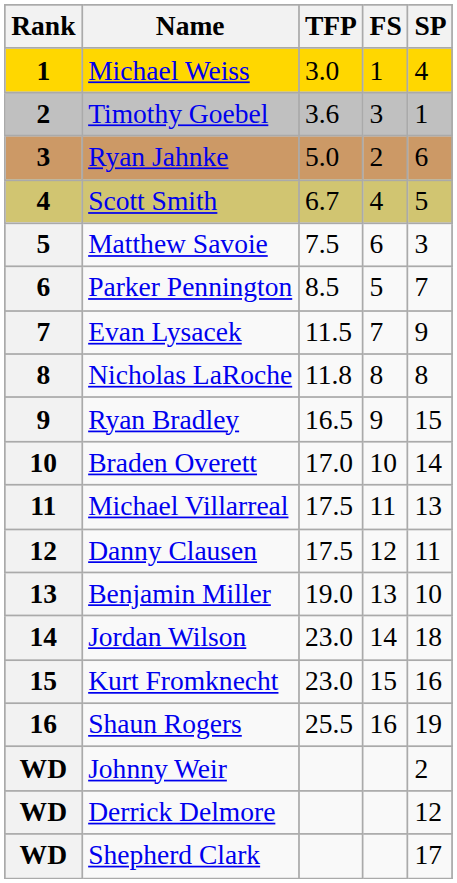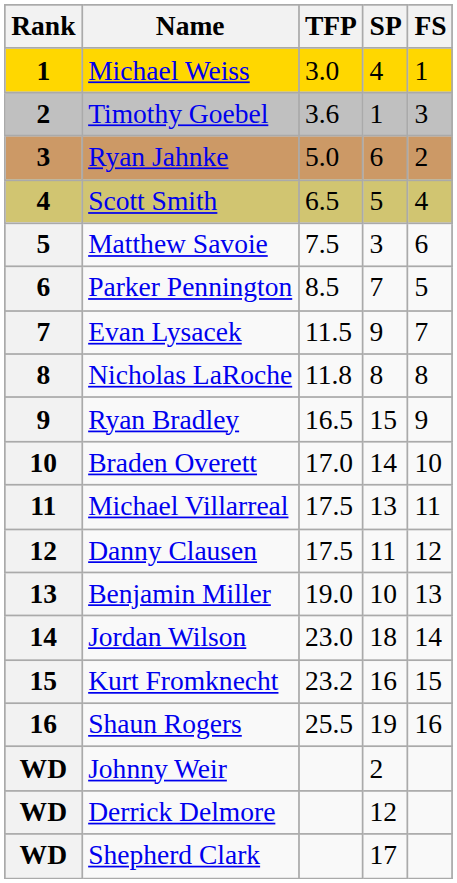columns swapped: (430, 26) <-> (386, 26)
(322, 200) 6.7 -> (322, 200) 6.5
(329, 680) 23.0 -> (329, 680) 23.2
